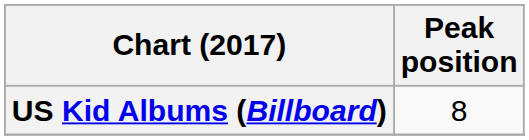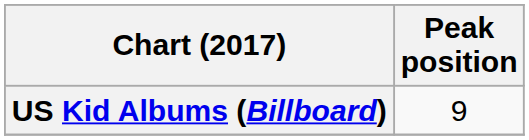(459, 109) 8 -> (459, 109) 9
